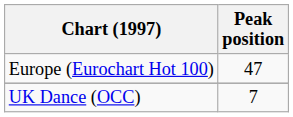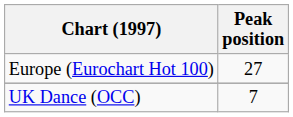(253, 68) 47 -> (253, 68) 27
